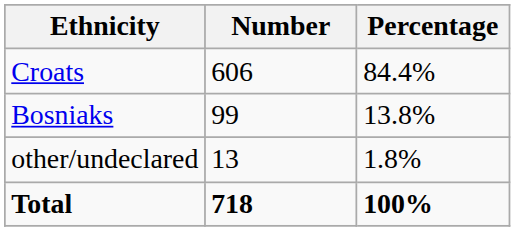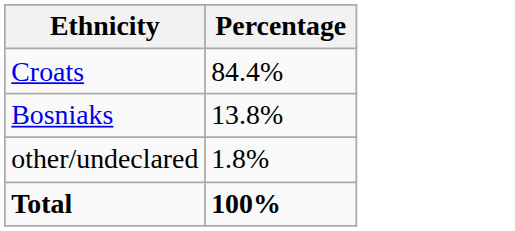- column: (281, 26)
